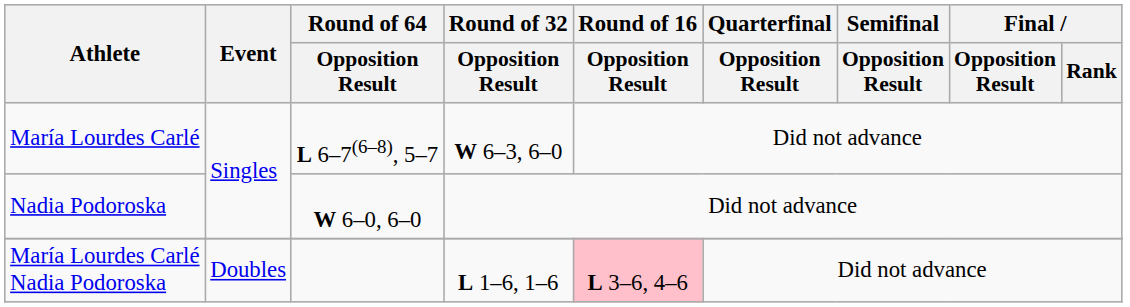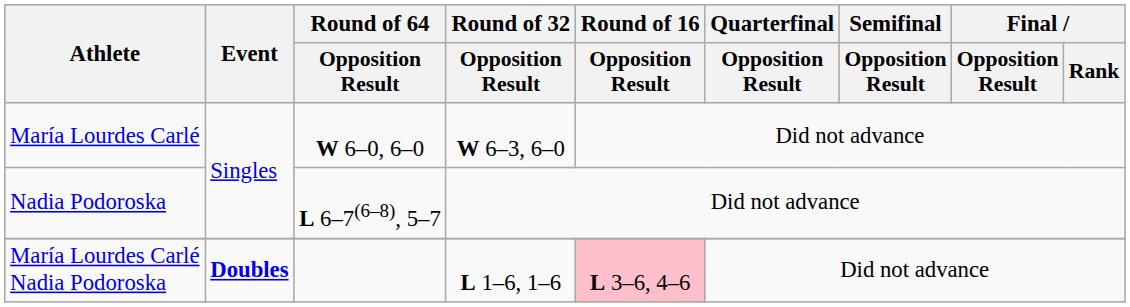(367, 151) L 6–7(6–8), 5–7 -> (370, 148) W 6–0, 6–0
(367, 219) W 6–0, 6–0 -> (370, 216) L 6–7(6–8), 5–7
(248, 270) normal -> (249, 270) bold
